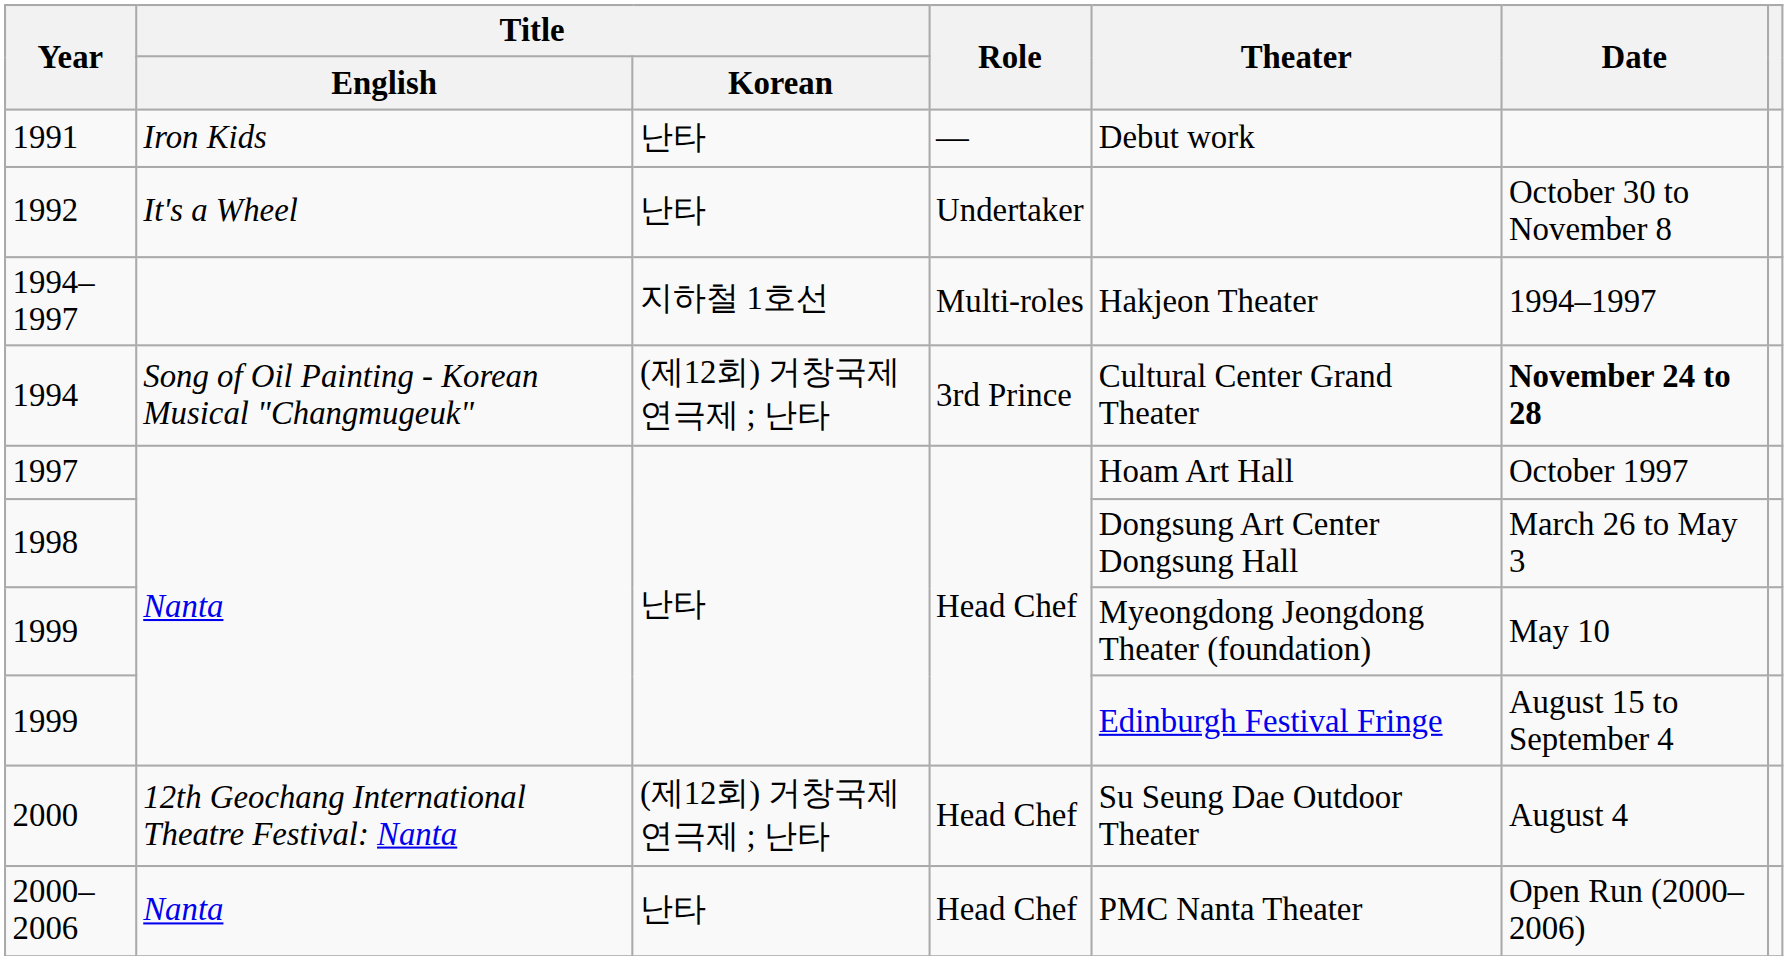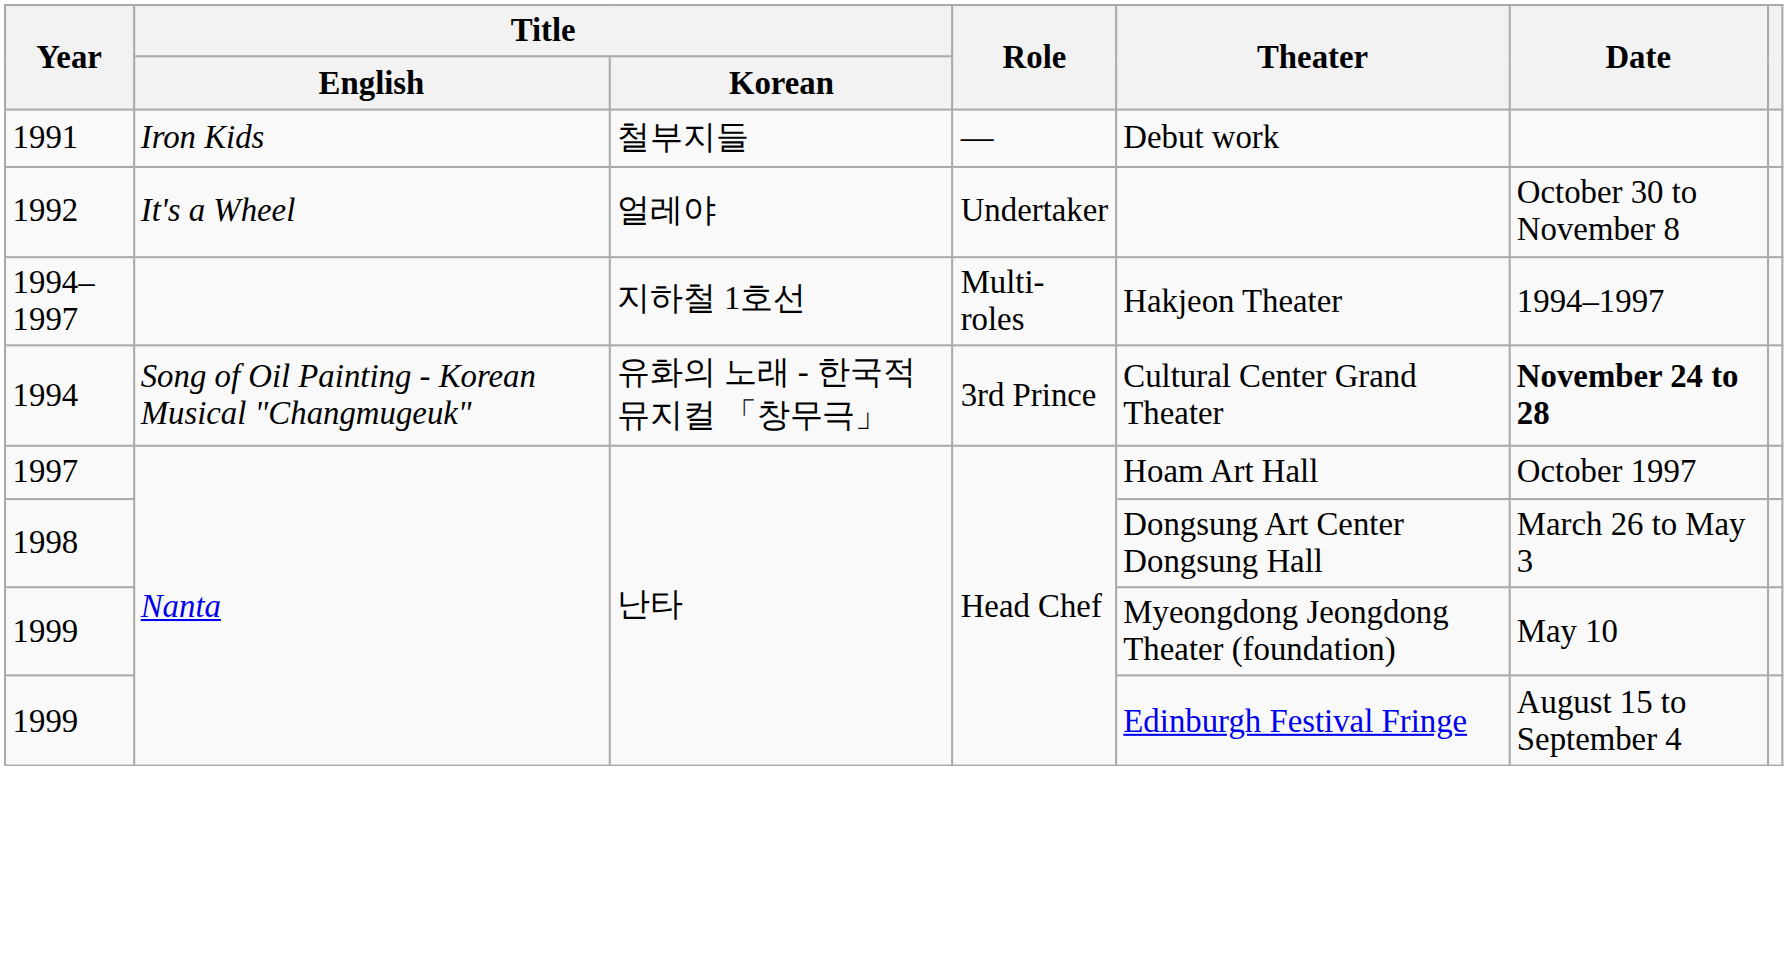(673, 136) 난타 -> (683, 136) 철부지들
(673, 210) 난타 -> (667, 210) 얼레야
(770, 394) (제12회) 거창국제연극제 ; 난타 -> (766, 394) 유화의 노래 - 한국적 뮤지컬 「창무극」
- row: (45, 815)
- row: (54, 910)
